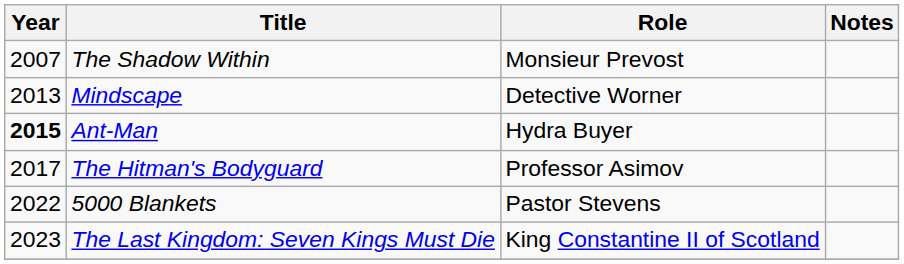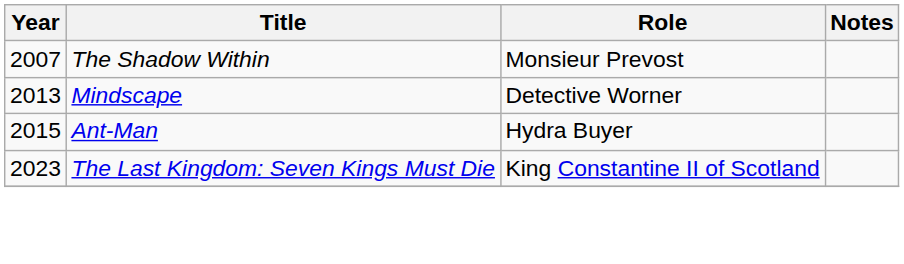(35, 131) bold -> (35, 131) normal
- row: (197, 167)
- row: (144, 204)
